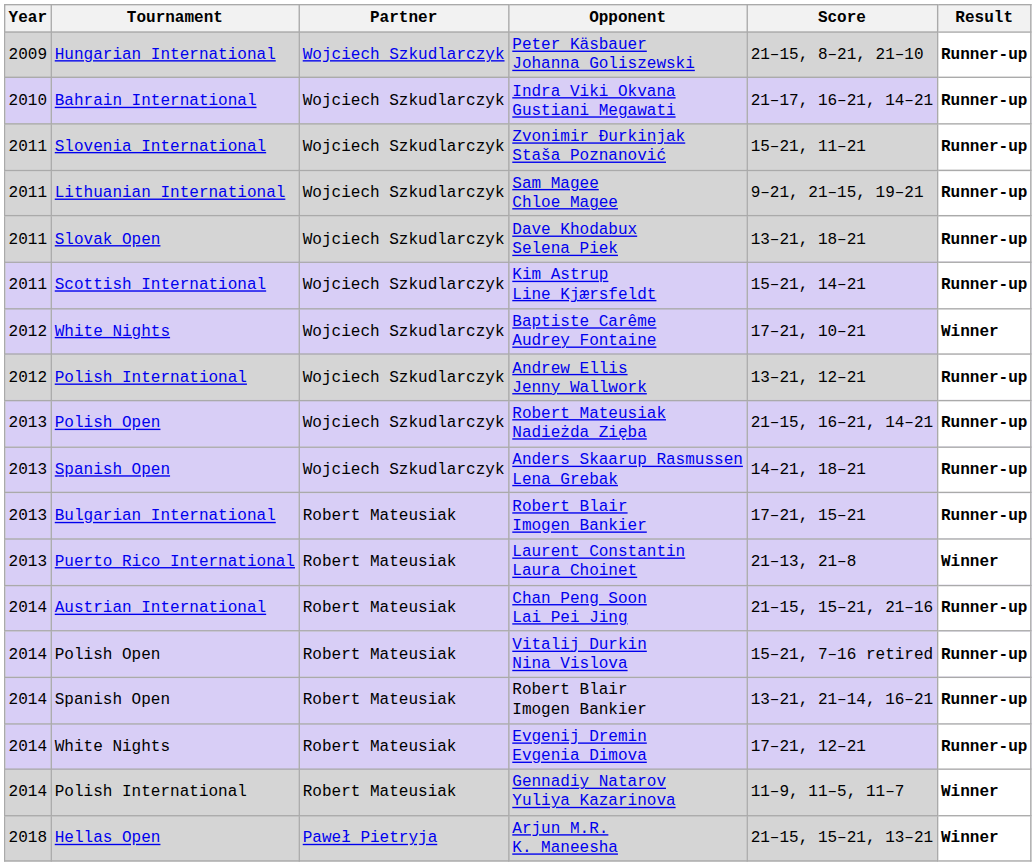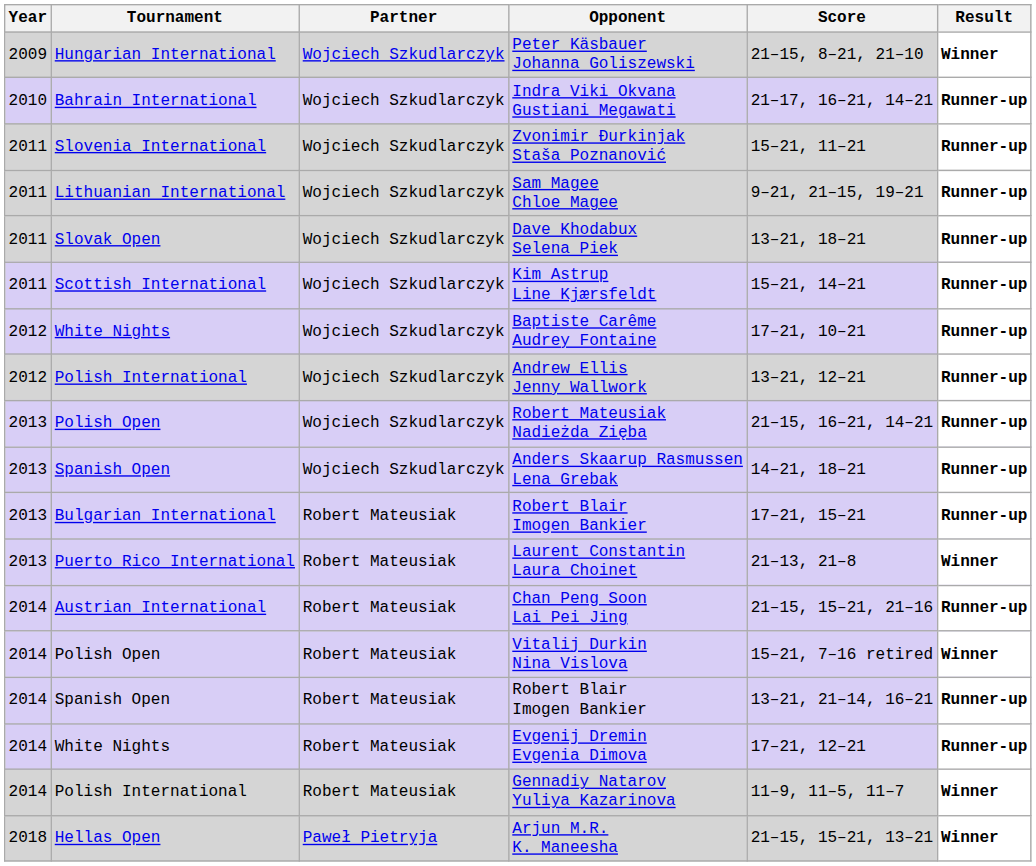(984, 54) Runner-up -> (970, 54) Winner
(970, 331) Winner -> (984, 331) Runner-up
(984, 654) Runner-up -> (970, 654) Winner
